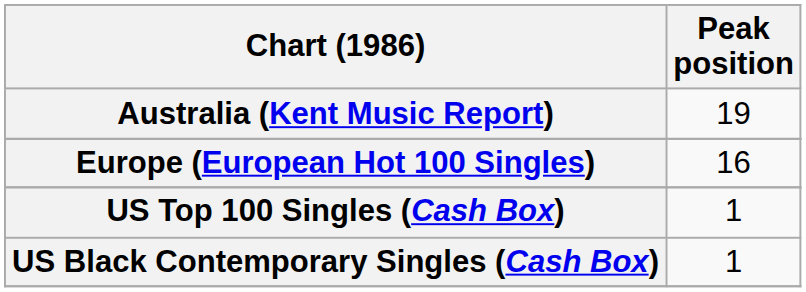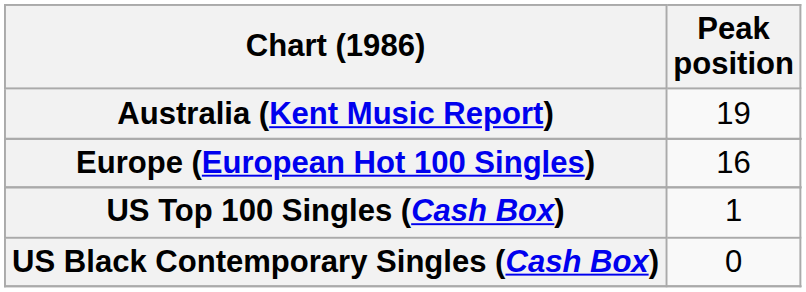(734, 260) 1 -> (734, 260) 0
